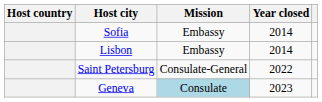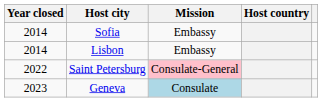columns swapped: (40, 13) <-> (281, 13)
(203, 69) no background -> (195, 69) pink background
